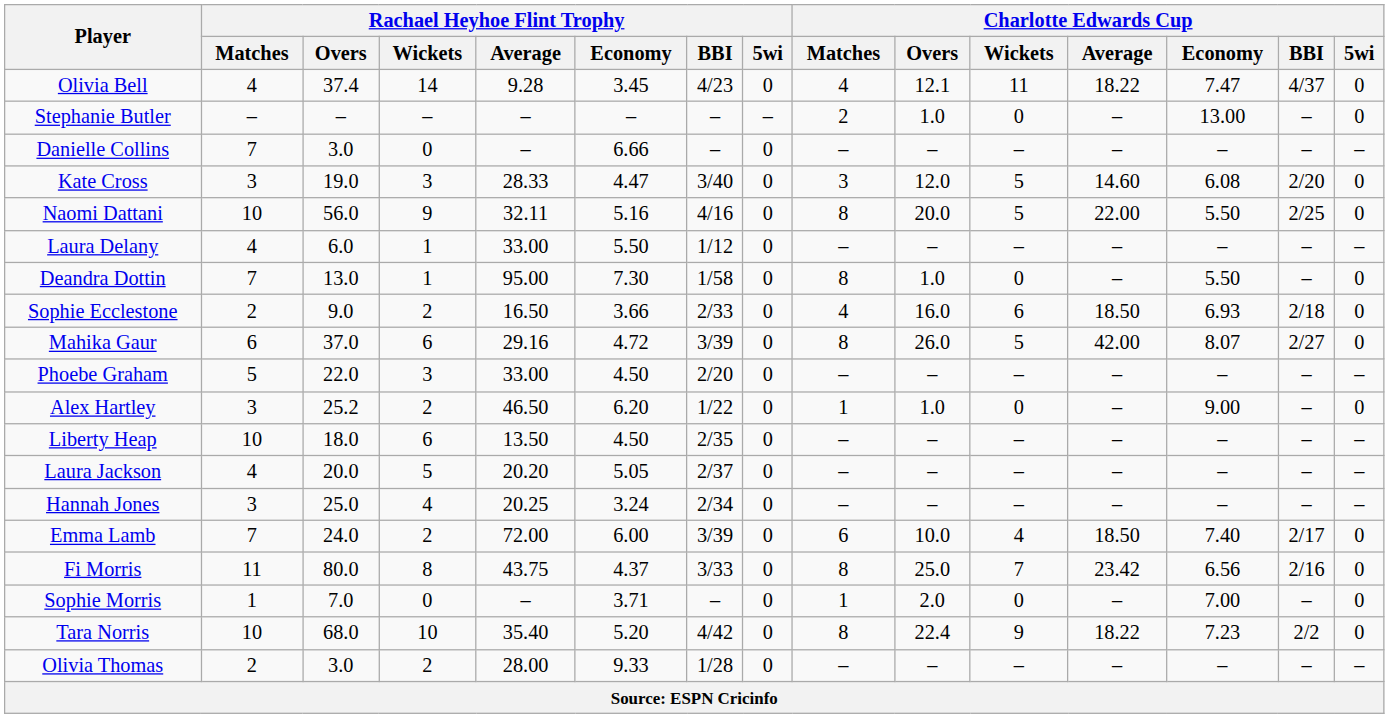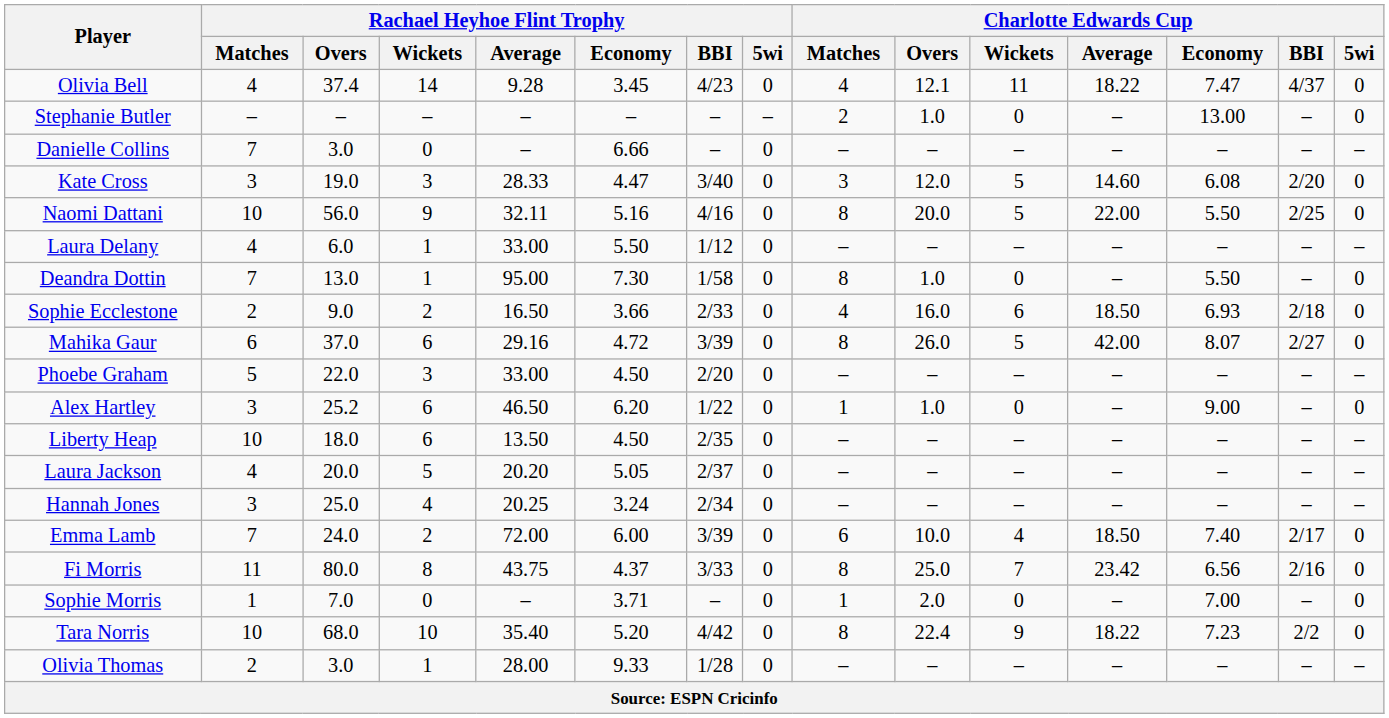(427, 407) 2 -> (427, 407) 6
(427, 665) 2 -> (427, 665) 1
